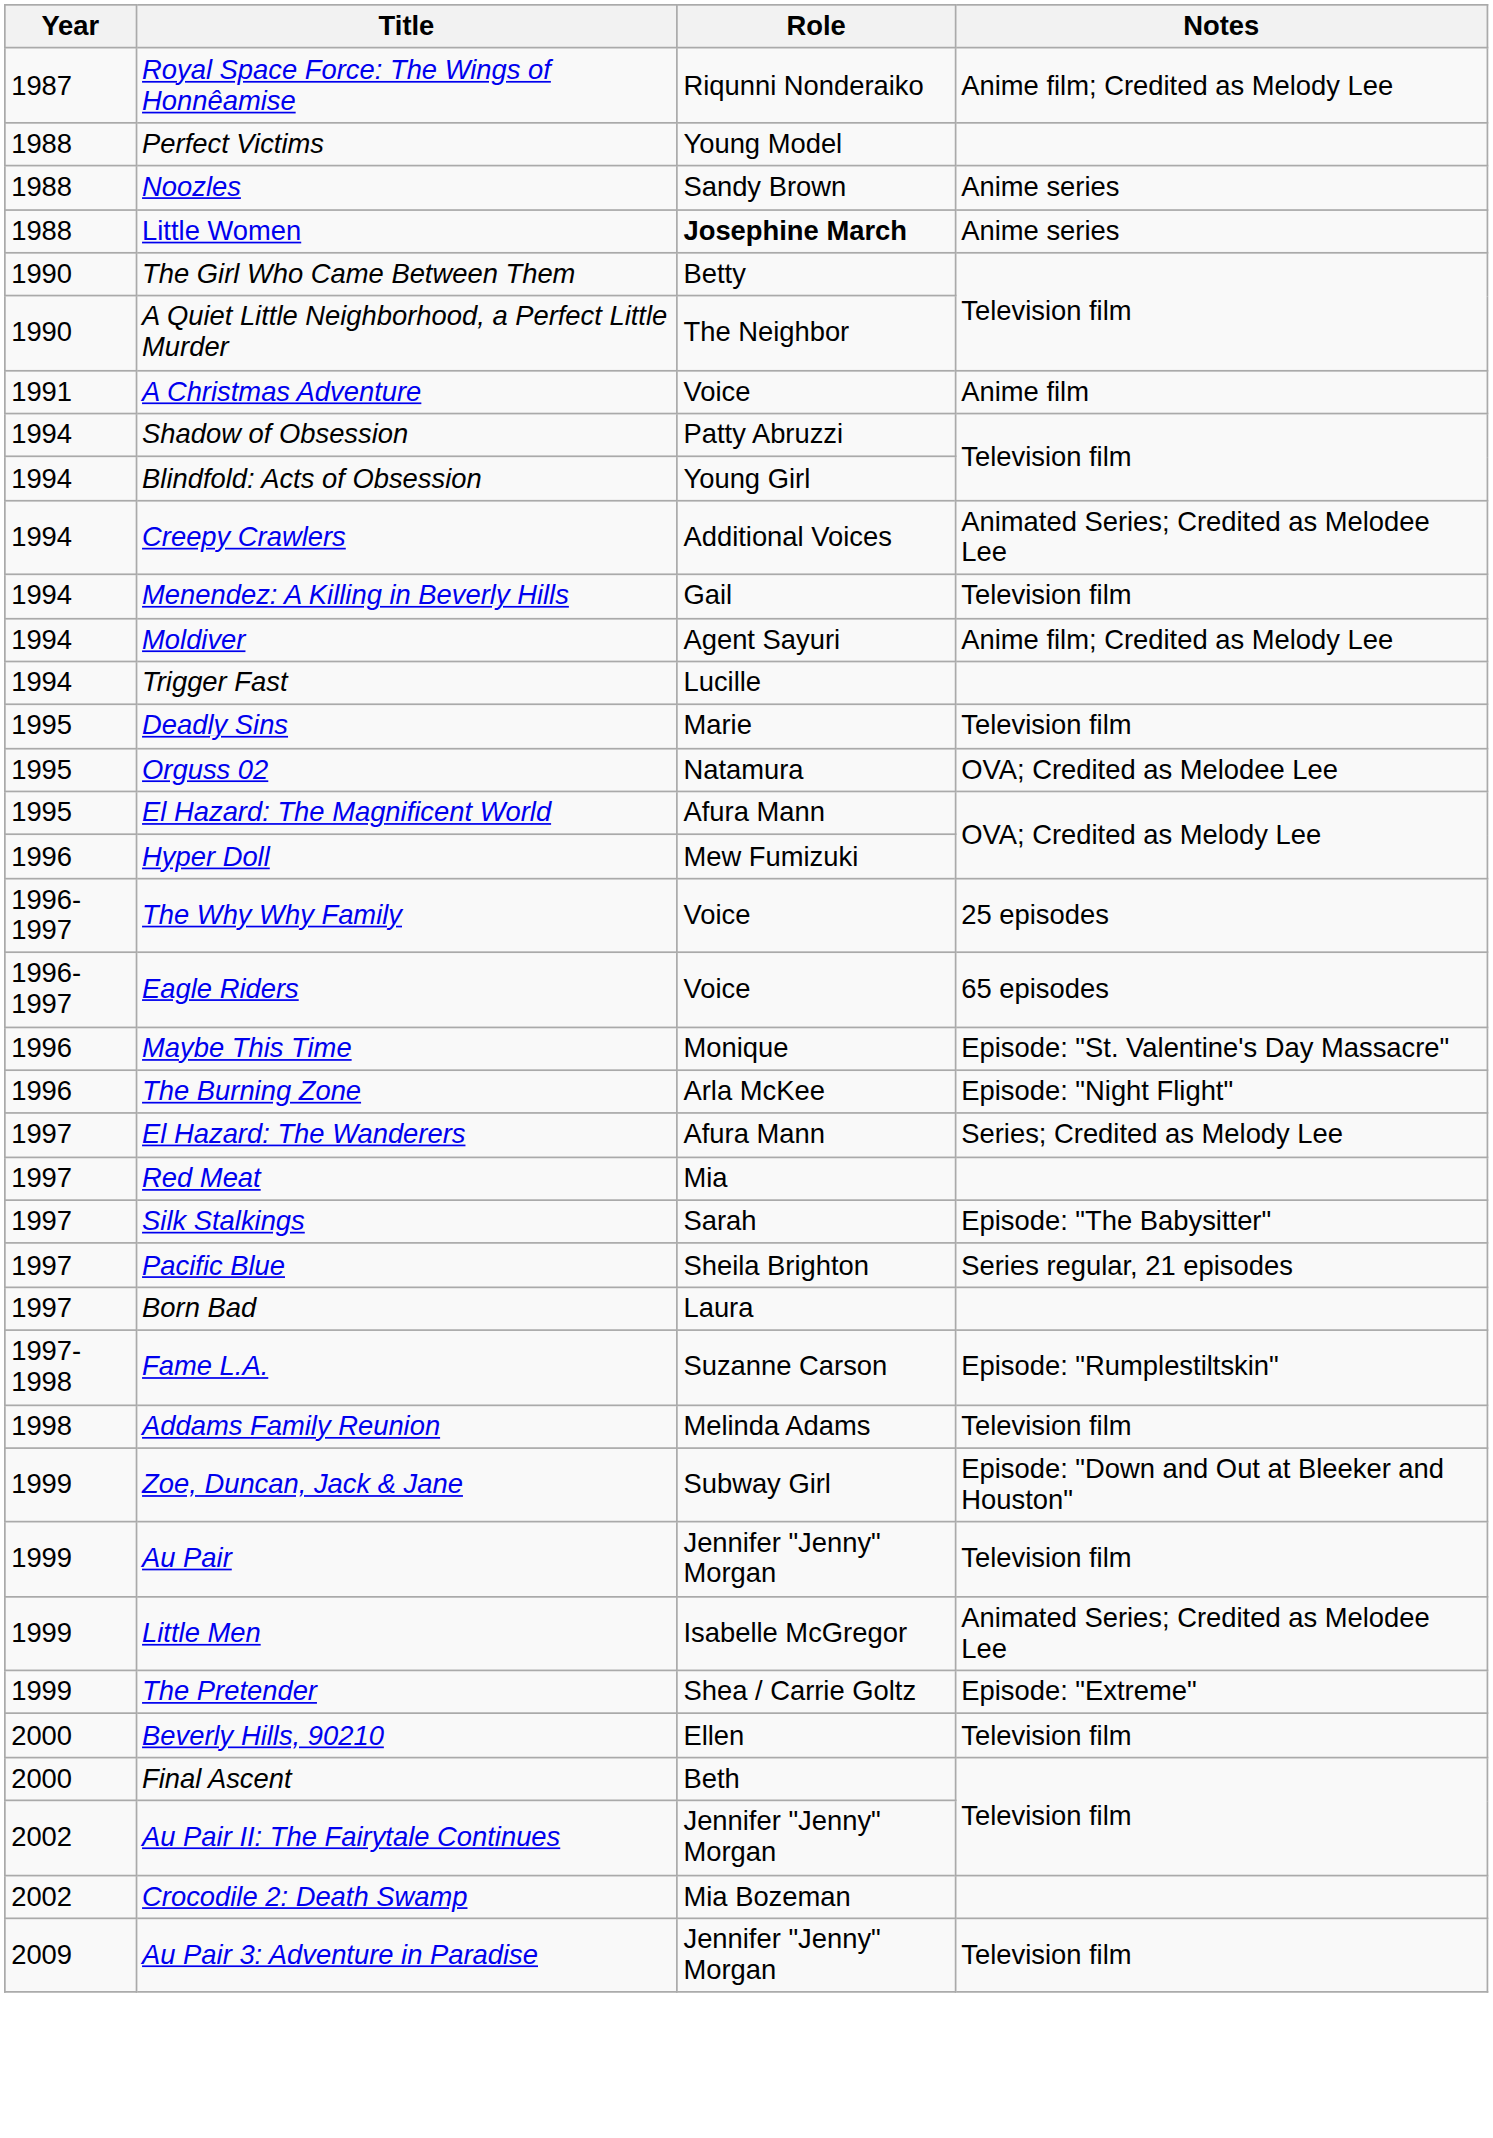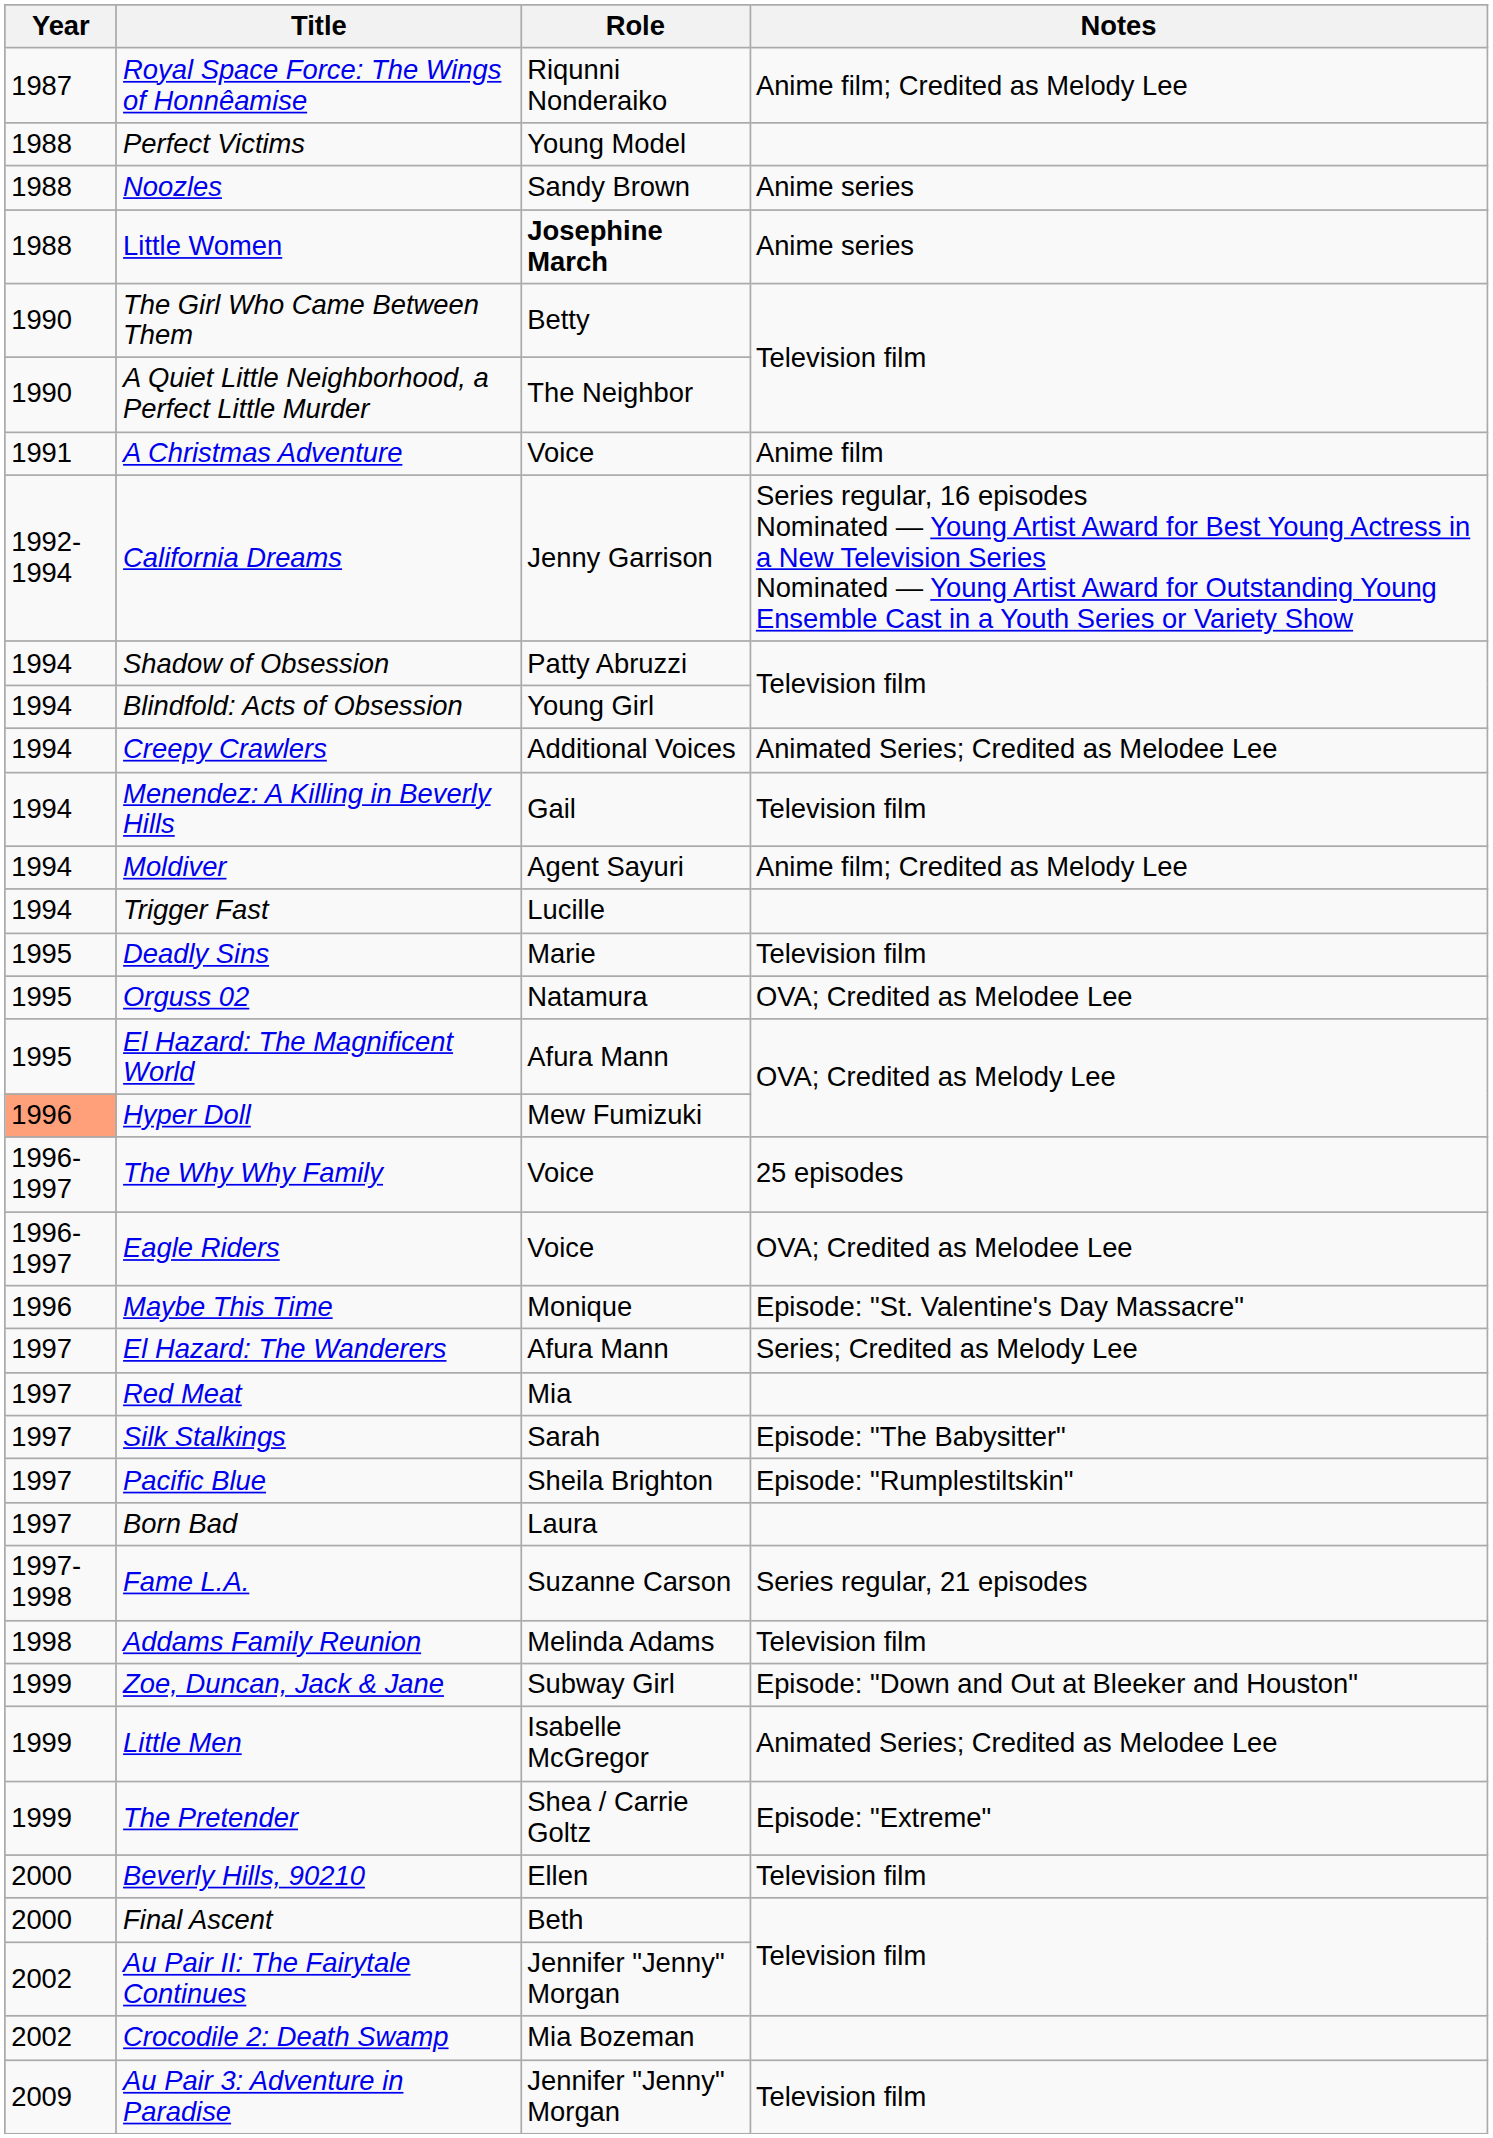+ row: (233, 558)
(42, 856) no background -> (42, 1115) lightsalmon background
(1035, 989) 65 episodes -> (944, 1247) OVA; Credited as Melodee Lee
- row: (252, 1091)
(1127, 1264) Series regular, 21 episodes -> (915, 1480) Episode: "Rumplestiltskin"
(1120, 1367) Episode: "Rumplestiltskin" -> (922, 1582) Series regular, 21 episodes
- row: (187, 1558)
